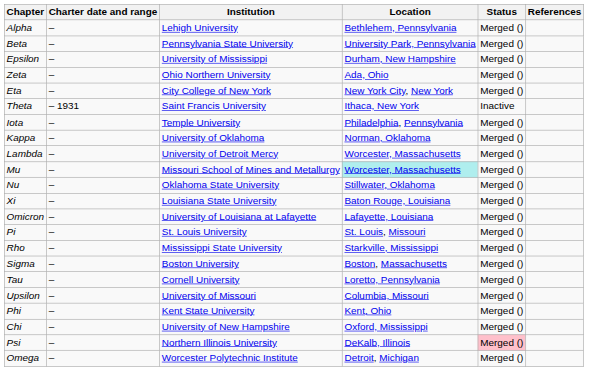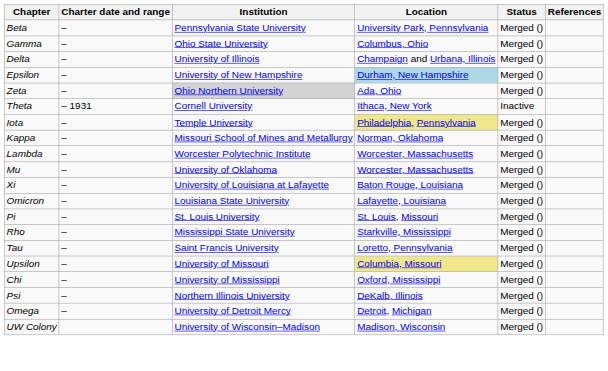- row: (19, 28)
+ row: (24, 43)
+ row: (18, 59)
(214, 59) University of Mississippi -> (238, 75) University of New Hampshire
(400, 59) no background -> (413, 75) lightblue background
(216, 75) no background -> (229, 91) lightgrey background
- row: (14, 91)
(214, 106) Saint Francis University -> (213, 106) Cornell University
(404, 122) no background -> (416, 122) khaki background
(213, 138) University of Oklahoma -> (264, 138) Missouri School of Mines and Metallurgy
(220, 153) University of Detroit Mercy -> (243, 153) Worcester Polytechnic Institute
(251, 169) Missouri School of Mines and Metallurgy -> (226, 169) University of Oklahoma
(403, 169) paleturquoise background -> (415, 169) no background
- row: (13, 185)
(219, 201) Louisiana State University -> (252, 185) University of Louisiana at Lafayette
(239, 216) University of Louisiana at Lafayette -> (232, 201) Louisiana State University
- row: (21, 264)
(201, 279) Cornell University -> (227, 248) Saint Francis University
(387, 295) no background -> (399, 264) khaki background
- row: (14, 311)
(226, 327) University of New Hampshire -> (227, 279) University of Mississippi
(502, 342) pink background -> (522, 295) no background
(230, 358) Worcester Polytechnic Institute -> (233, 311) University of Detroit Mercy
+ row: (32, 327)
